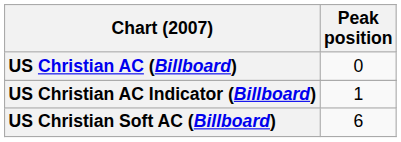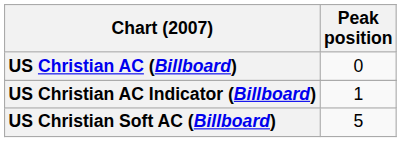(358, 121) 6 -> (358, 121) 5
